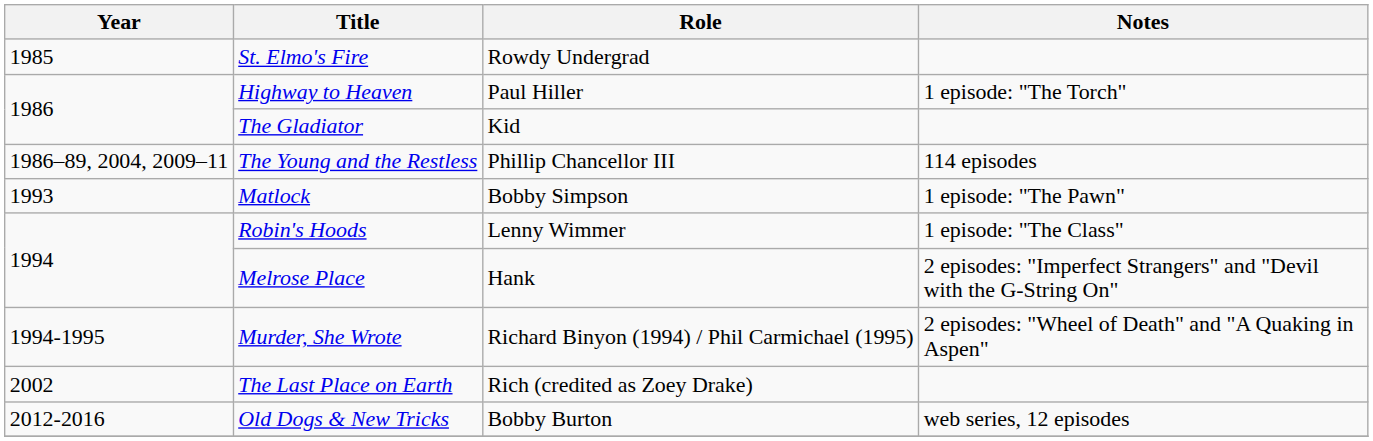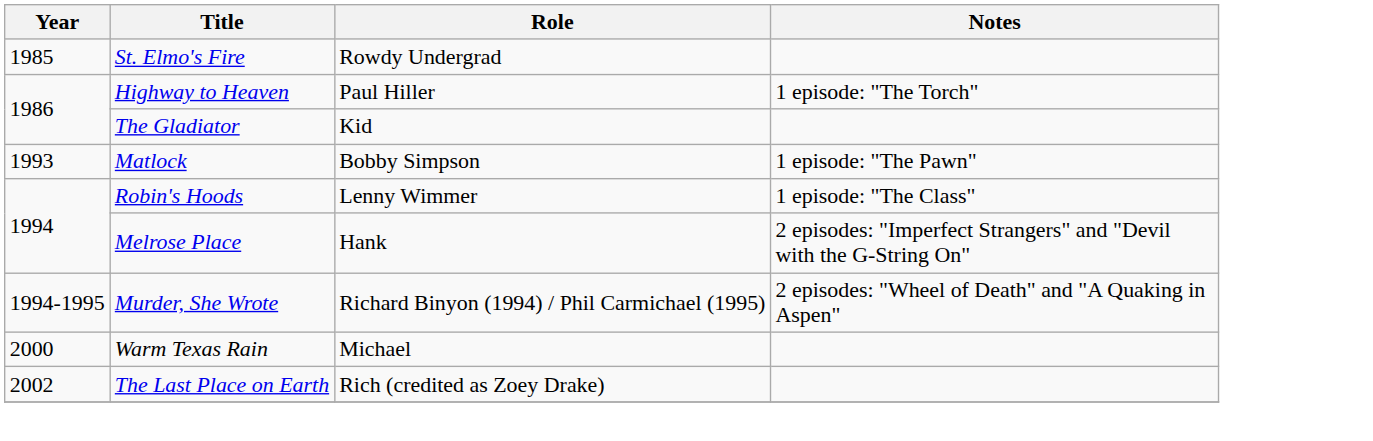- row: (358, 160)
+ row: (191, 349)
- row: (344, 418)
